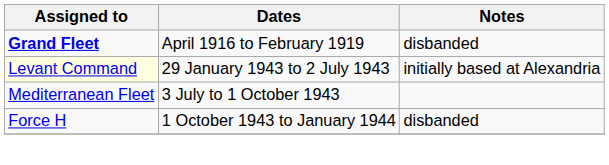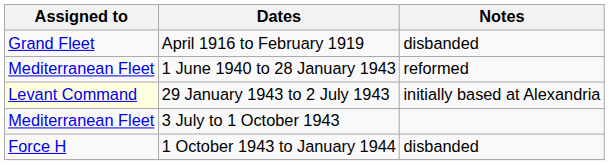(54, 43) bold -> (51, 43) normal
+ row: (279, 69)
